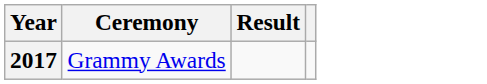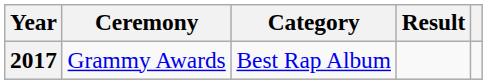+ column: (314, 23)
